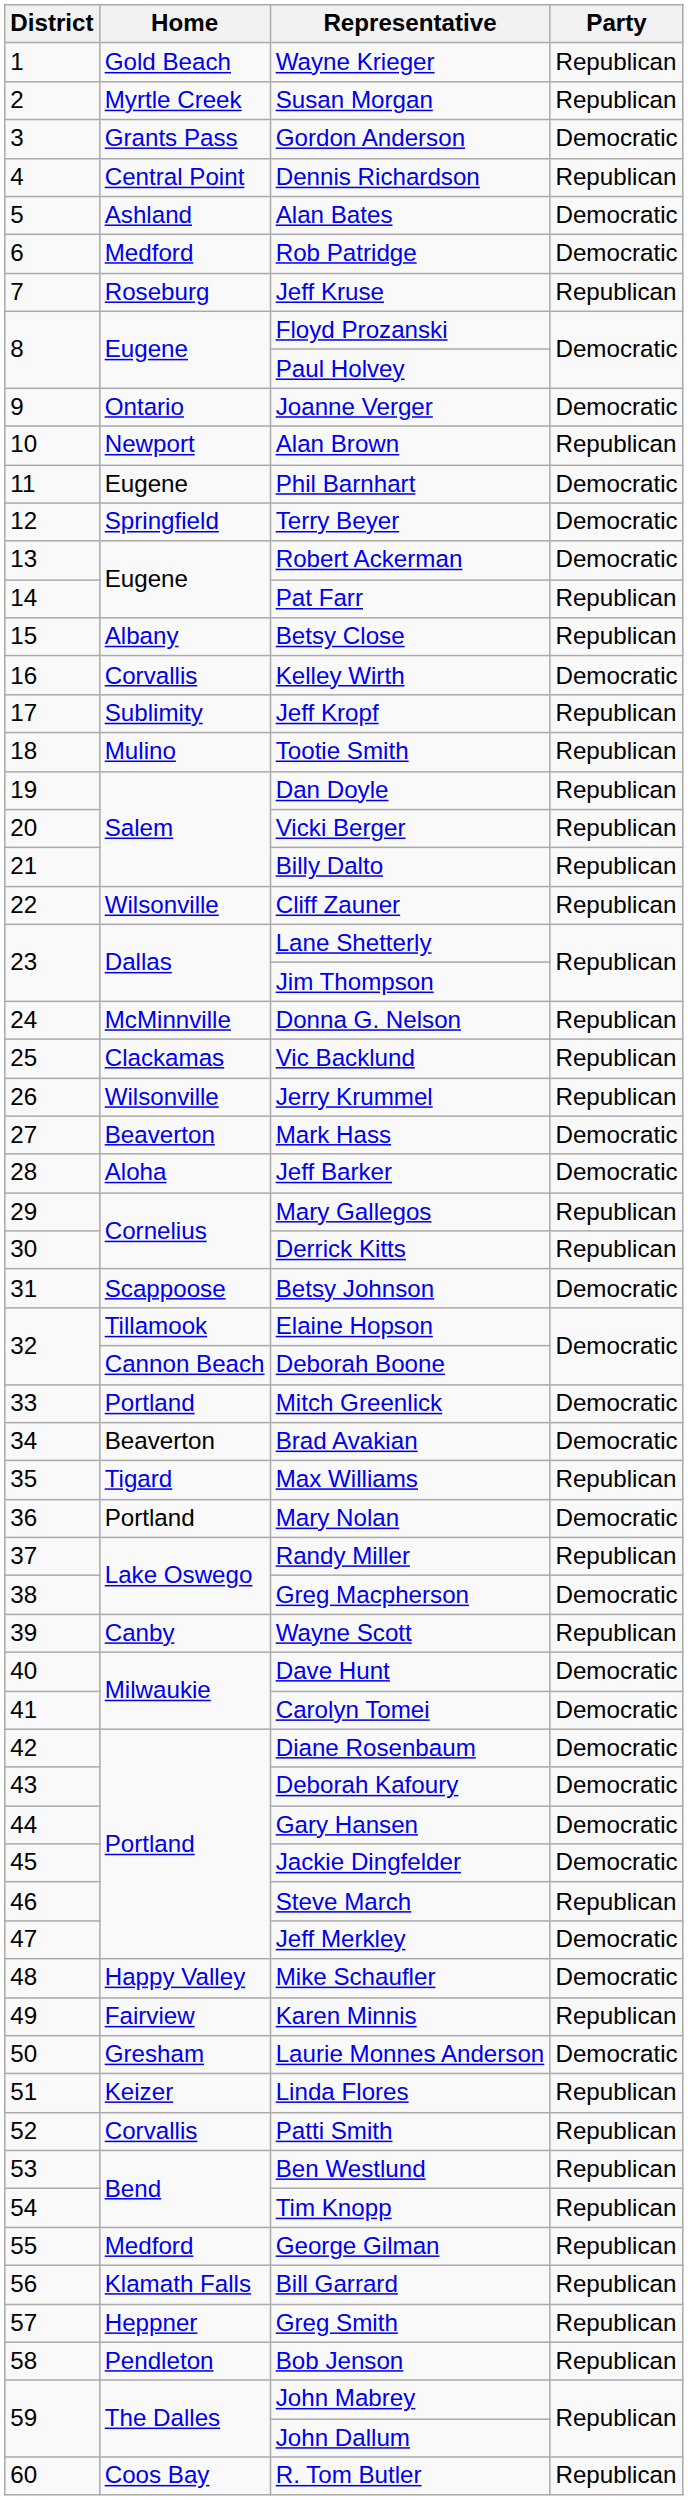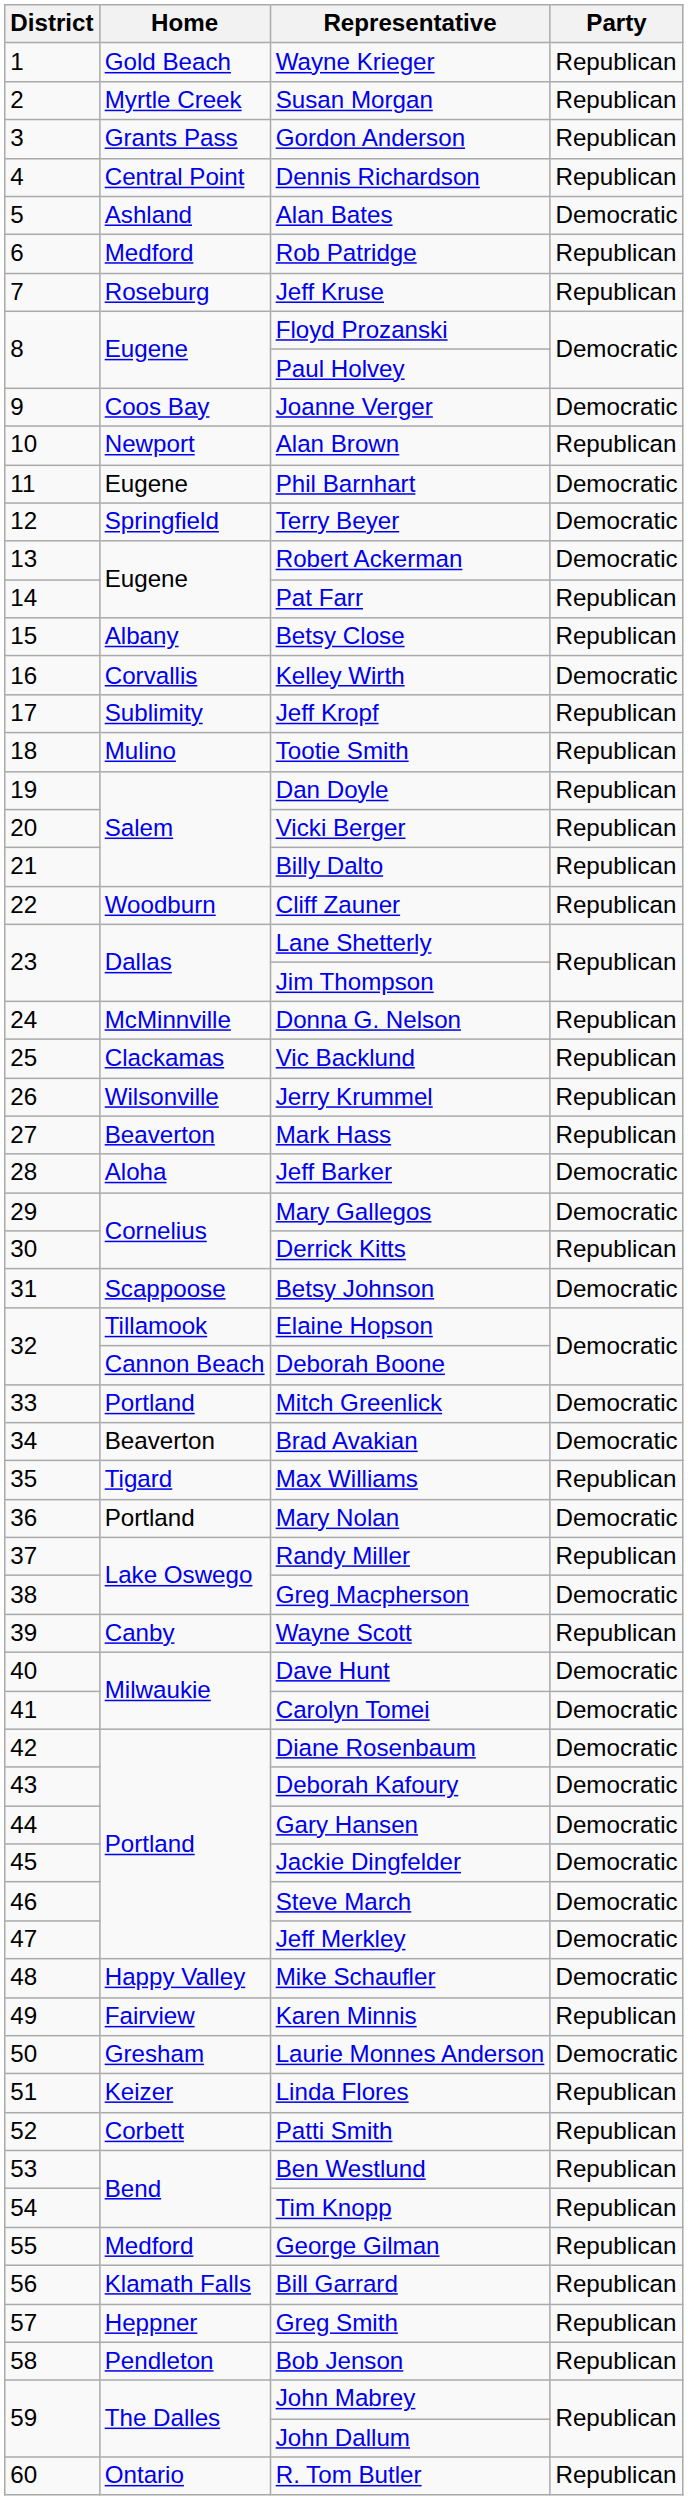(617, 138) Democratic -> (616, 138) Republican
(617, 253) Democratic -> (616, 253) Republican
(144, 406) Ontario -> (157, 406) Coos Bay
(162, 904) Wilsonville -> (160, 904) Woodburn
(617, 1134) Democratic -> (616, 1134) Republican
(616, 1211) Republican -> (617, 1211) Democratic
(616, 1901) Republican -> (617, 1901) Democratic
(151, 2131) Corvallis -> (144, 2131) Corbett
(157, 2475) Coos Bay -> (144, 2475) Ontario
